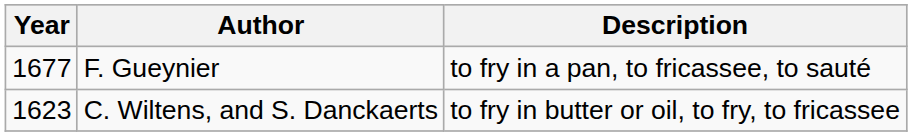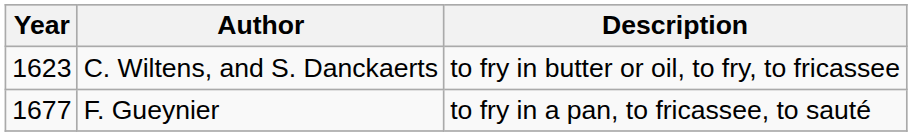rows swapped: (261, 109) <-> (152, 67)
